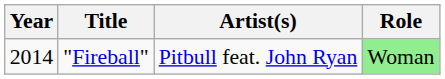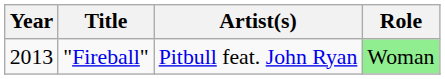(31, 56) 2014 -> (31, 56) 2013
